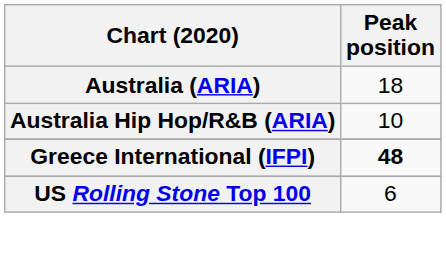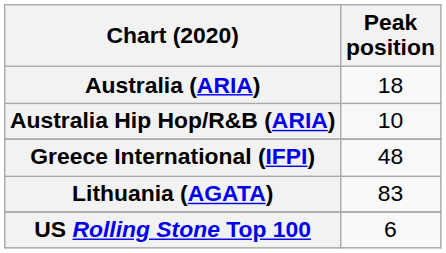(390, 157) bold -> (390, 157) normal
+ row: (173, 193)
